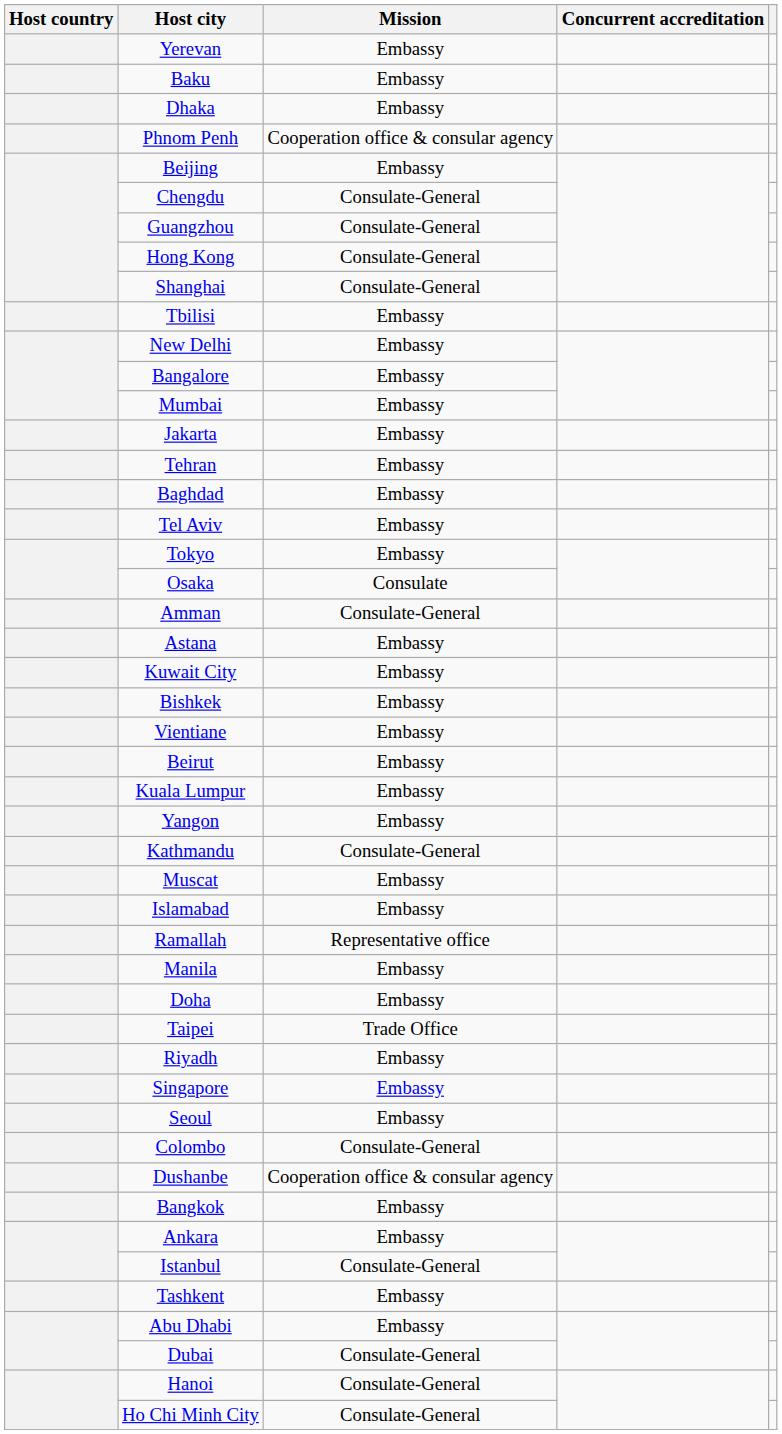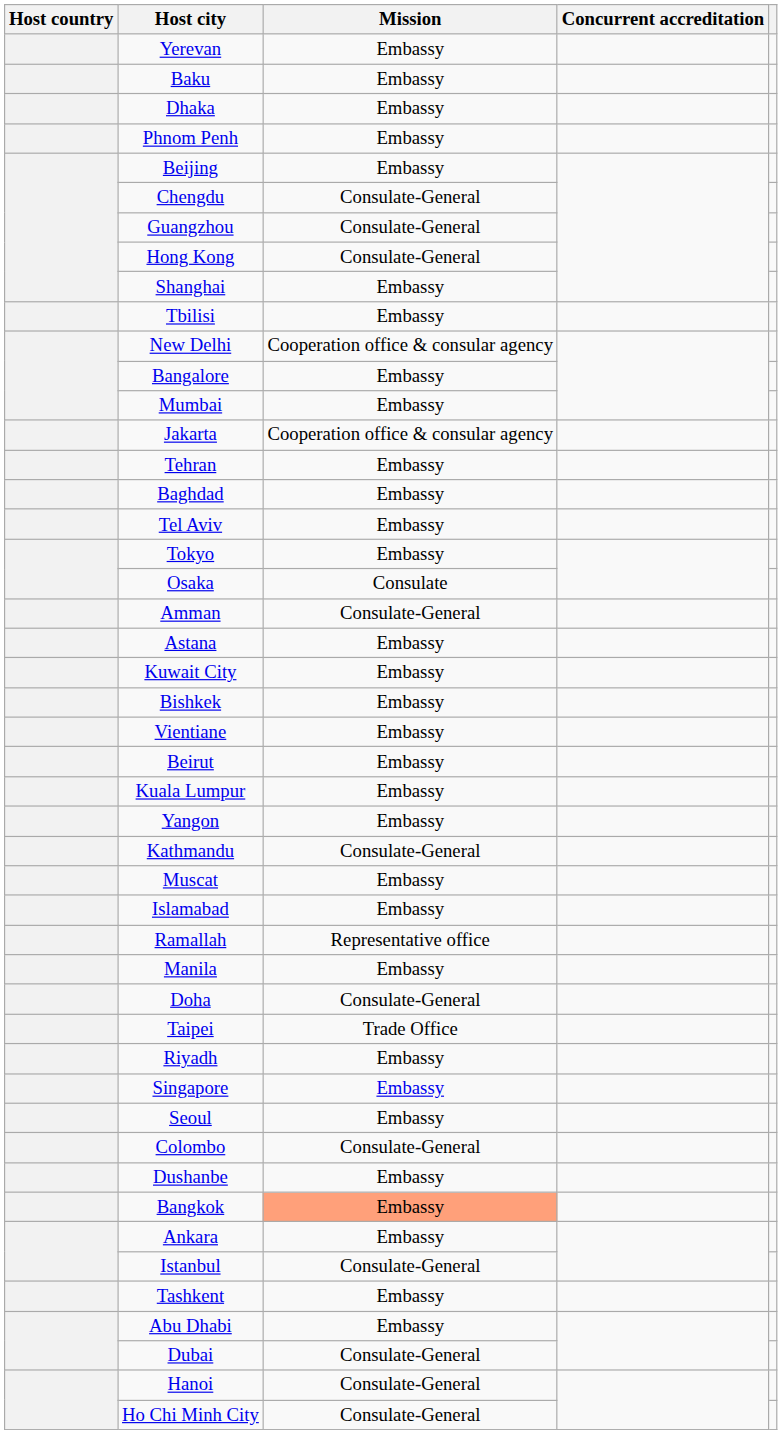(410, 138) Cooperation office & consular agency -> (410, 138) Embassy
(410, 286) Consulate-General -> (410, 286) Embassy
(410, 345) Embassy -> (410, 345) Cooperation office & consular agency
(410, 434) Embassy -> (410, 434) Cooperation office & consular agency
(410, 999) Embassy -> (410, 999) Consulate-General
(410, 1177) Cooperation office & consular agency -> (410, 1177) Embassy
(410, 1206) no background -> (410, 1206) lightsalmon background
